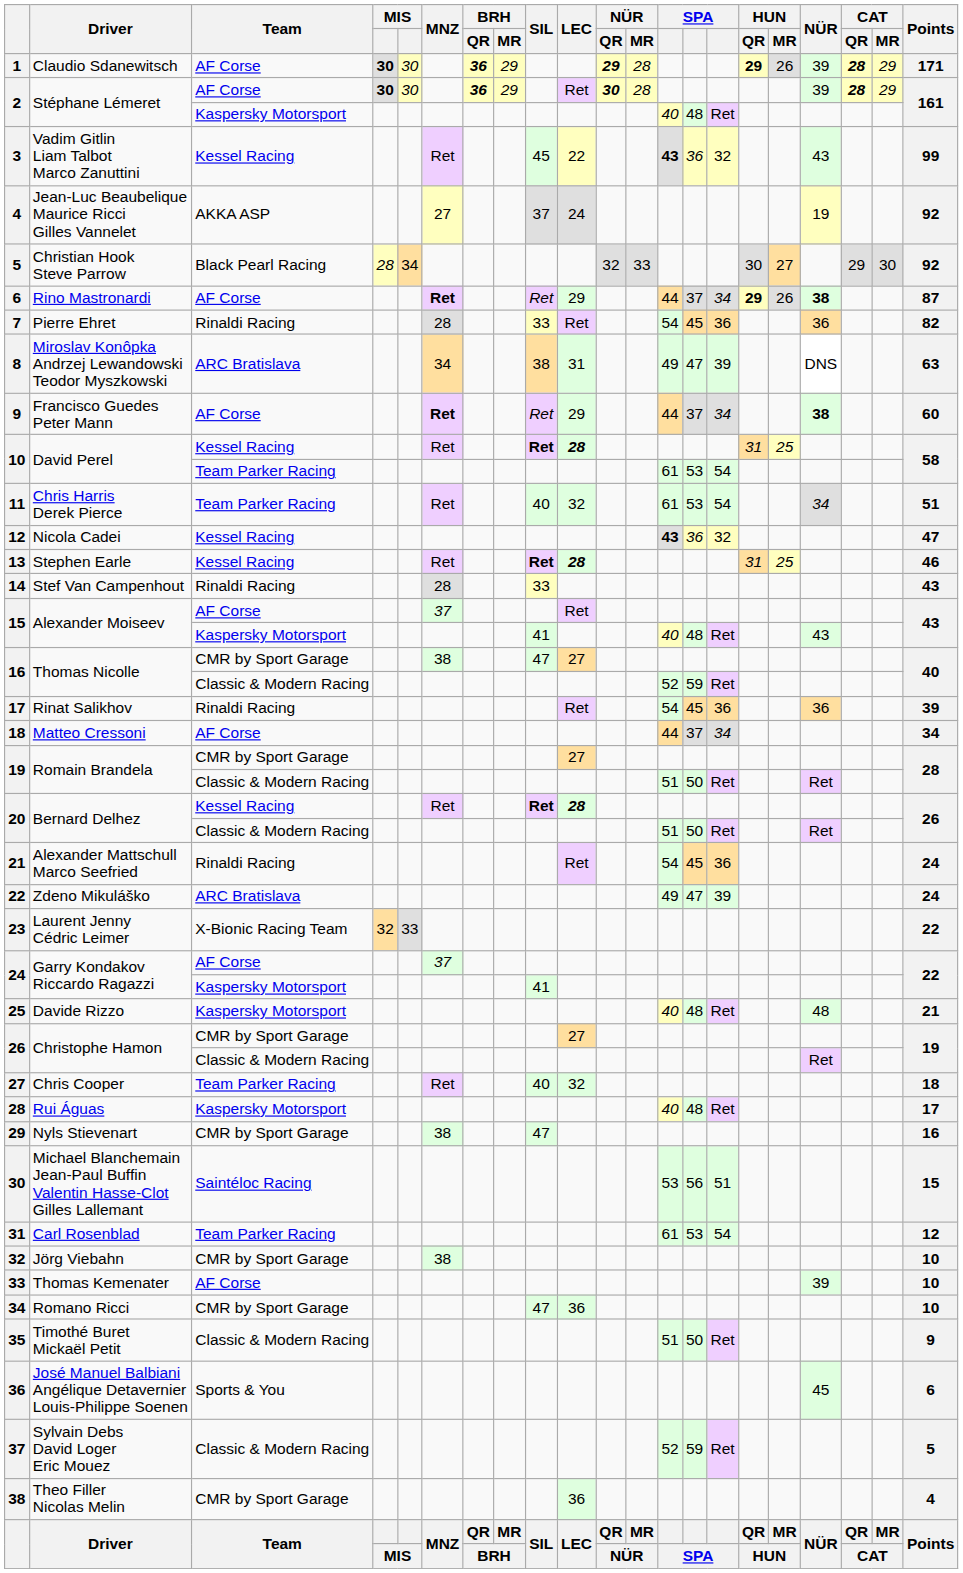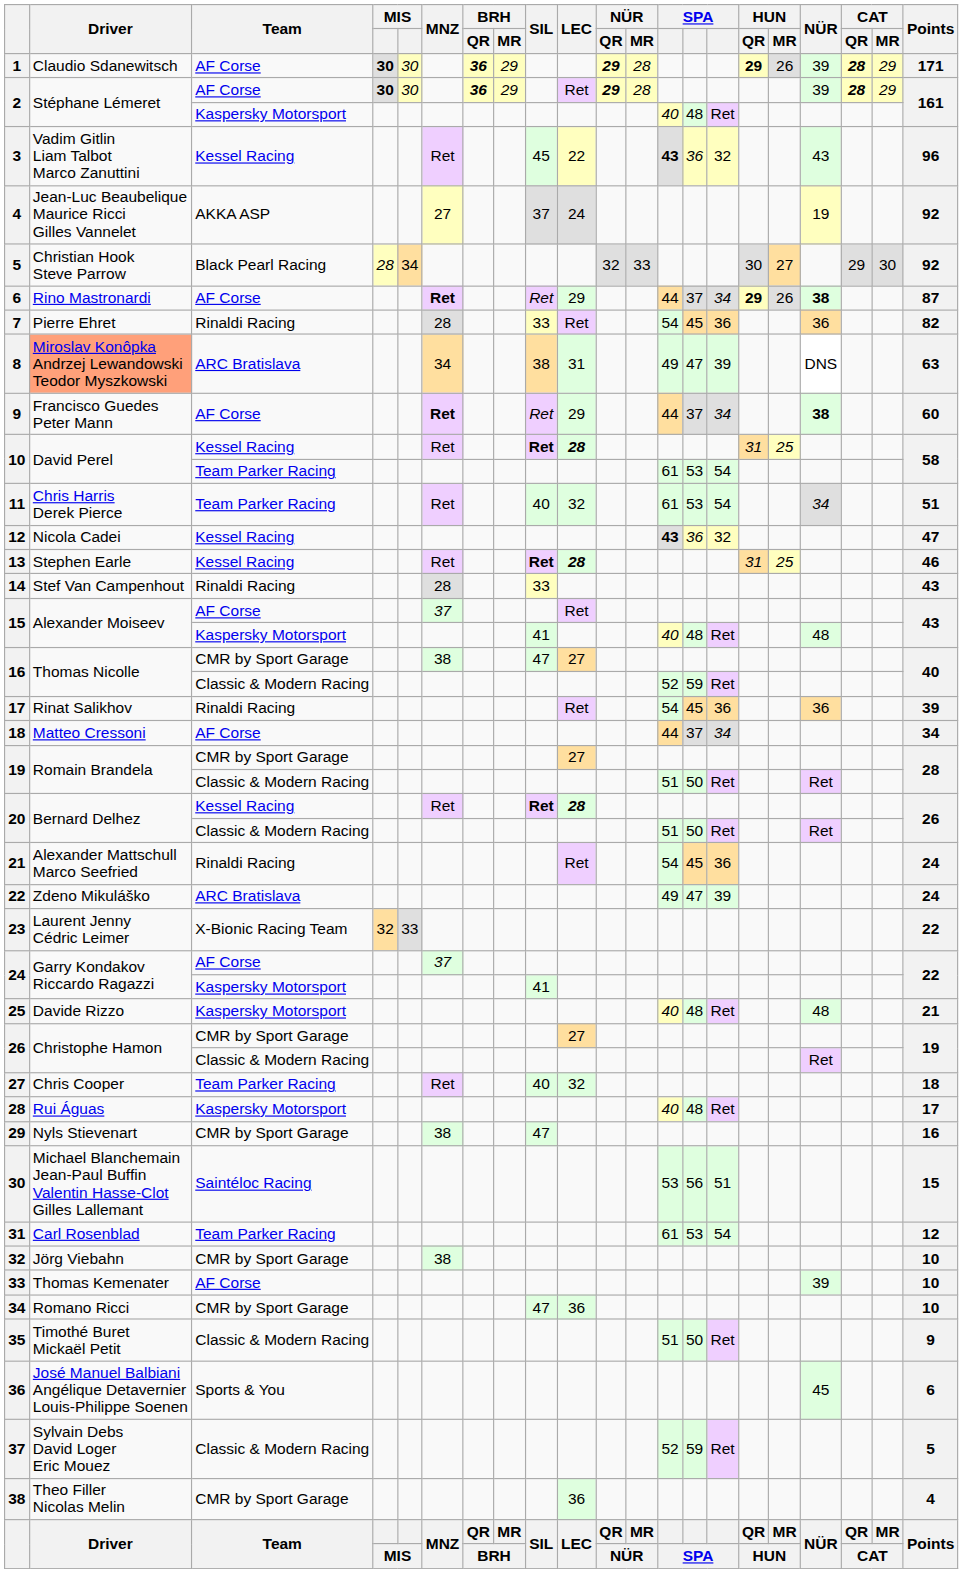(611, 90) 30 -> (611, 90) 29
(931, 156) 99 -> (931, 156) 96
(108, 363) no background -> (108, 363) lightsalmon background
(821, 635) 43 -> (821, 635) 48
